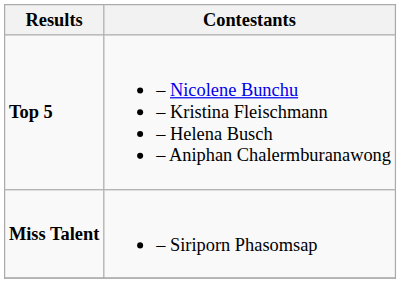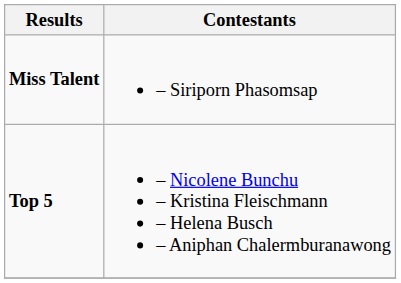rows swapped: (54, 233) <-> (31, 112)
